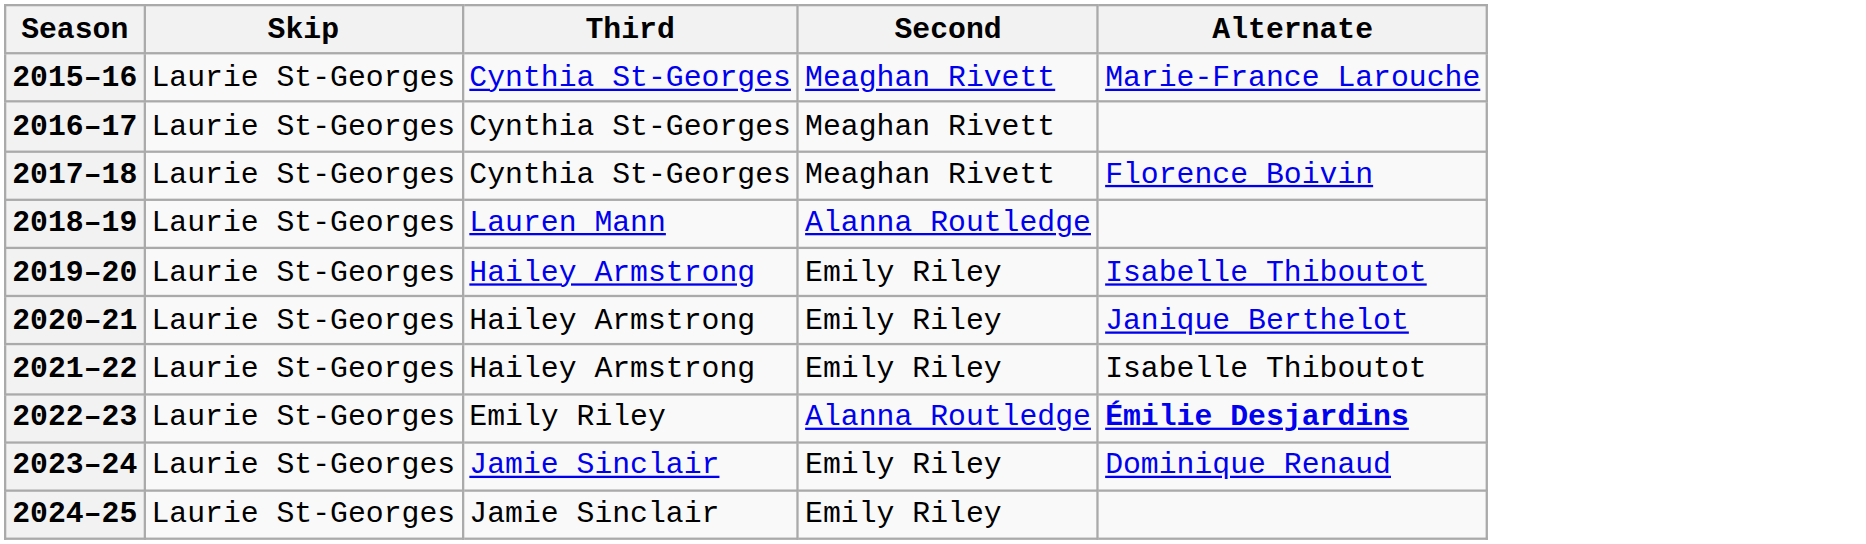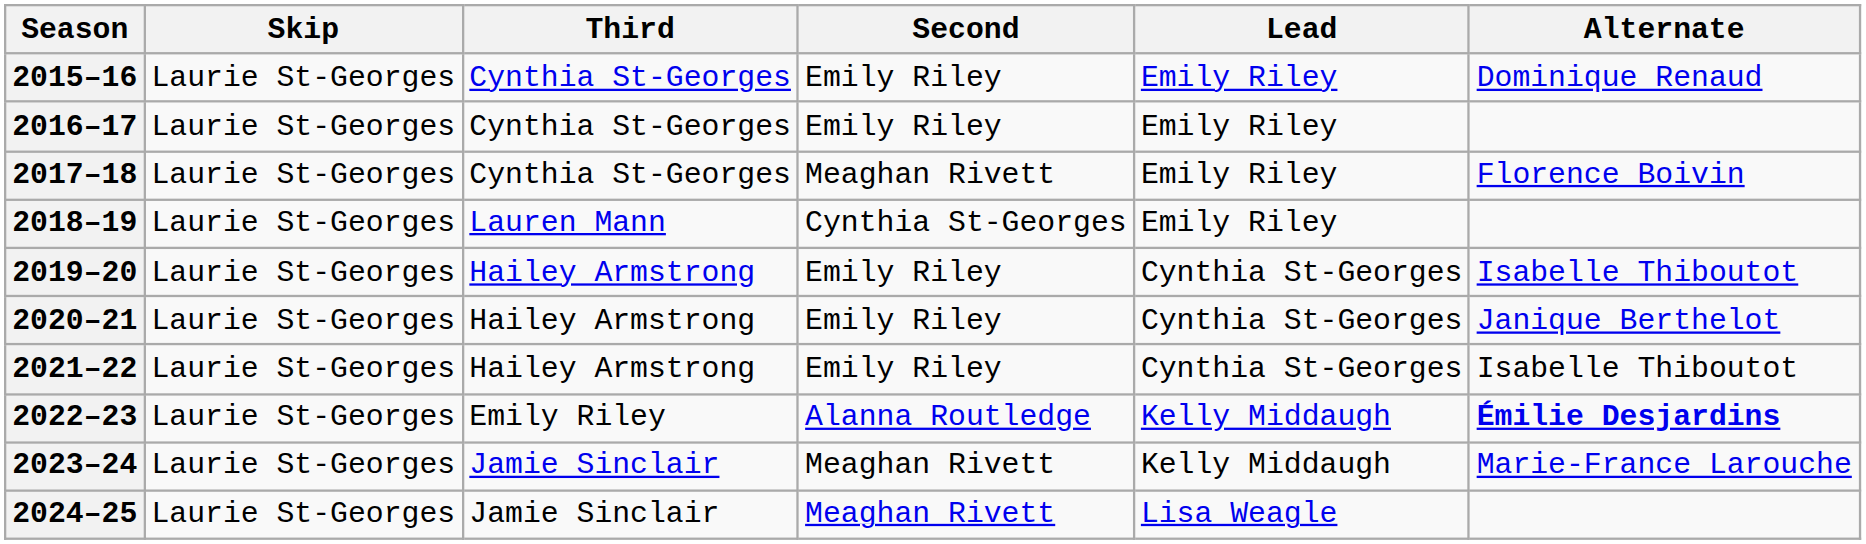+ column: (1302, 29)
(930, 78) Meaghan Rivett -> (903, 78) Emily Riley
(1293, 78) Marie-France Larouche -> (1620, 78) Dominique Renaud
(930, 126) Meaghan Rivett -> (903, 126) Emily Riley
(948, 223) Alanna Routledge -> (966, 223) Cynthia St-Georges
(903, 466) Emily Riley -> (930, 466) Meaghan Rivett
(1248, 466) Dominique Renaud -> (1664, 466) Marie-France Larouche
(903, 515) Emily Riley -> (930, 515) Meaghan Rivett
